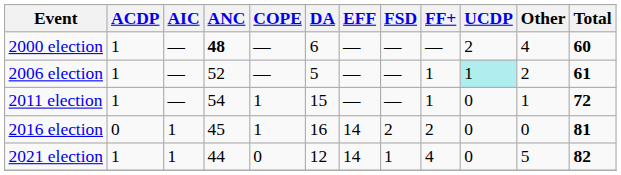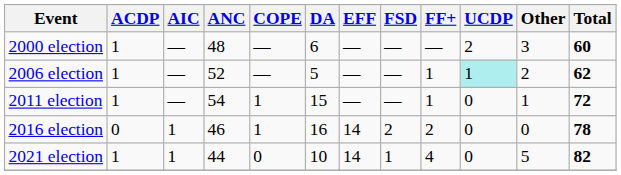(216, 45) bold -> (216, 45) normal
(525, 45) 4 -> (525, 45) 3
(582, 73) 61 -> (582, 73) 62
(216, 128) 45 -> (216, 128) 46
(582, 128) 81 -> (582, 128) 78
(319, 156) 12 -> (319, 156) 10
